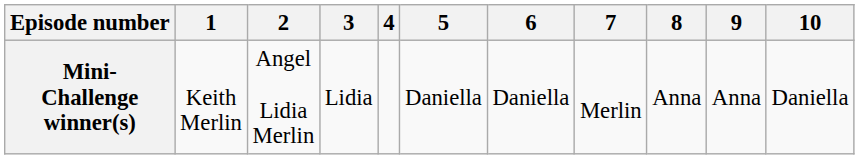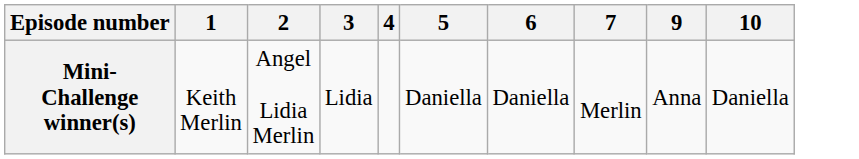- column: (677, 22)
